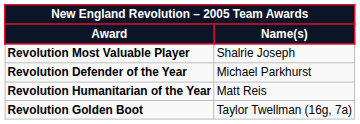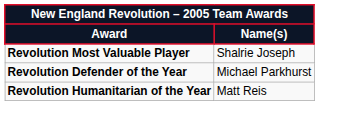- row: (75, 109)
